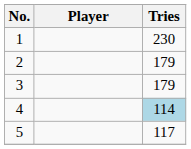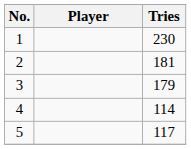(164, 62) 179 -> (164, 62) 181
(164, 109) lightblue background -> (164, 109) no background
